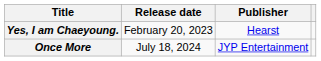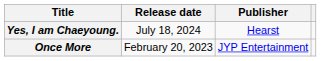(168, 30) February 20, 2023 -> (168, 30) July 18, 2024
(168, 47) July 18, 2024 -> (168, 47) February 20, 2023
